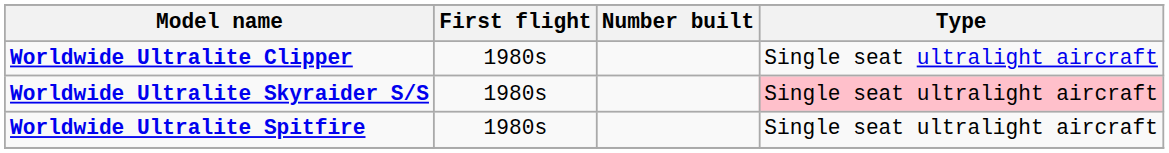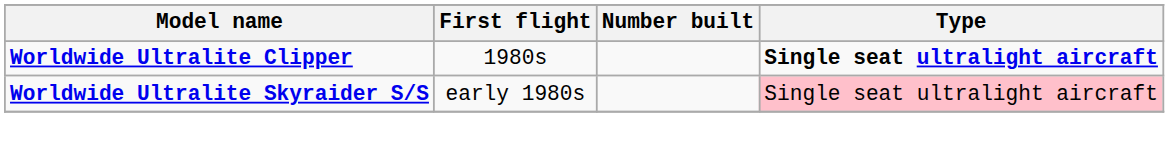(961, 58) normal -> (961, 58) bold
(515, 94) 1980s -> (515, 94) early 1980s
- row: (188, 129)
